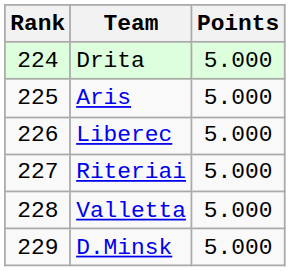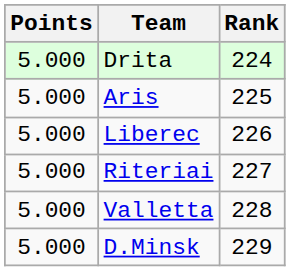columns swapped: (38, 24) <-> (238, 24)
